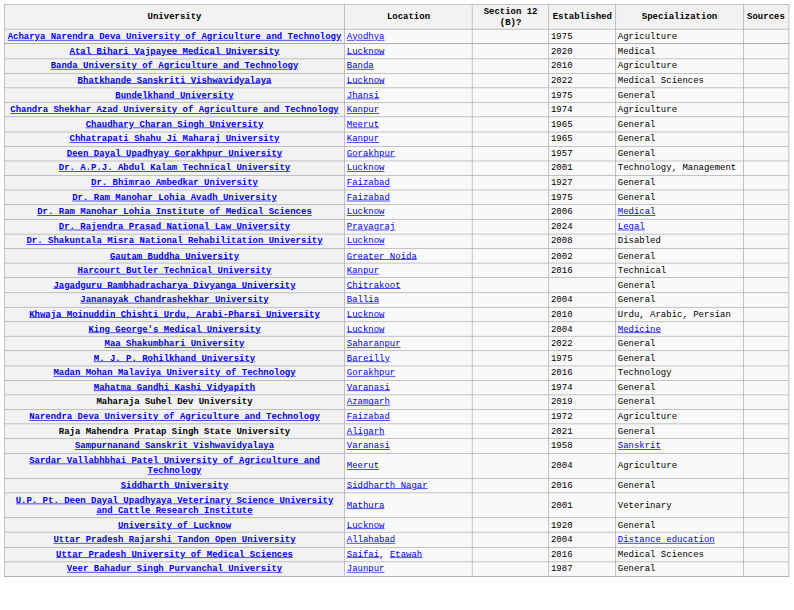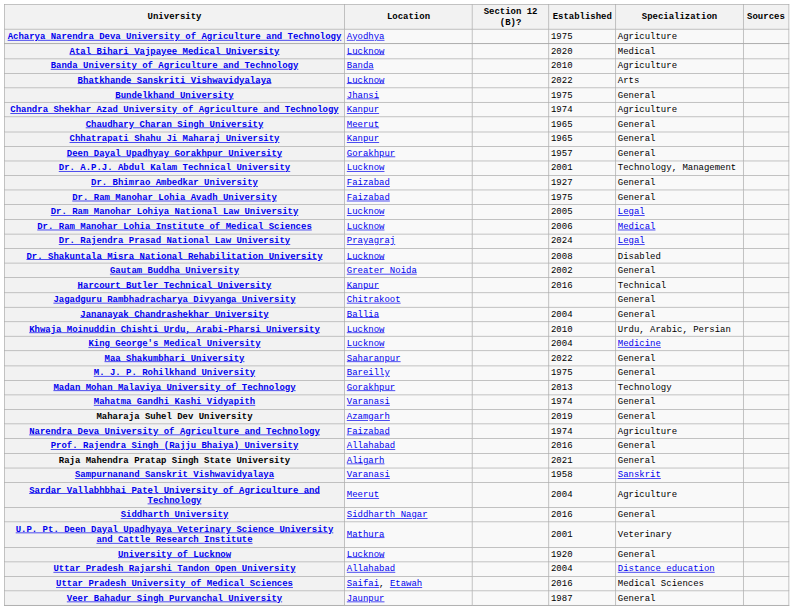(661, 80) Medical Sciences -> (629, 80) Arts
+ row: (175, 212)
(562, 373) 2016 -> (562, 387) 2013
(562, 417) 1972 -> (562, 431) 1974
+ row: (175, 446)
